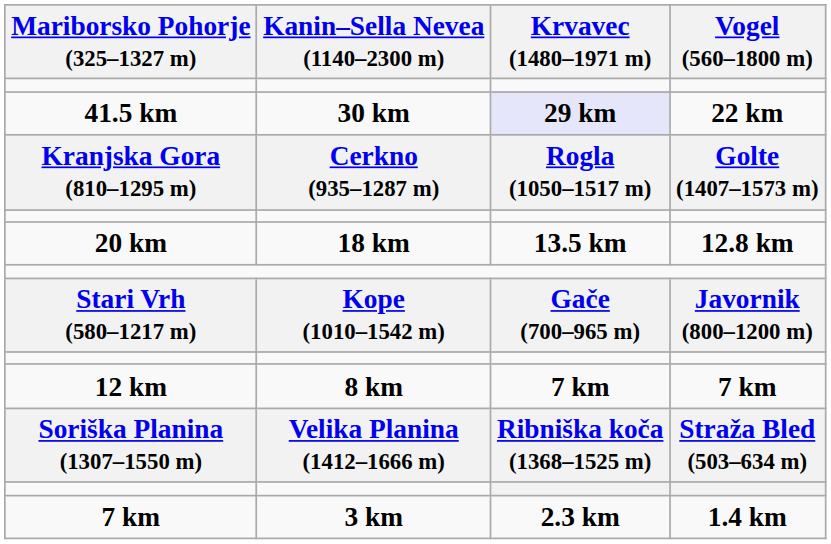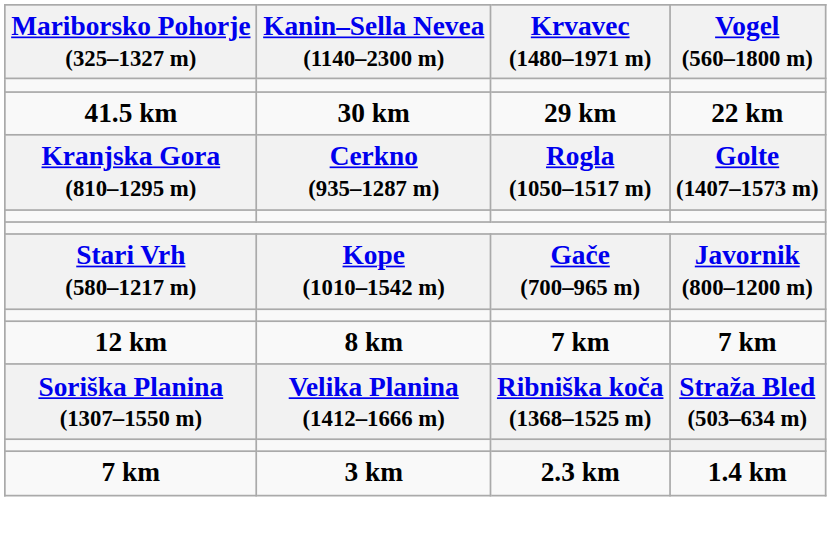(580, 112) lavender background -> (580, 112) no background
- row: (131, 243)
